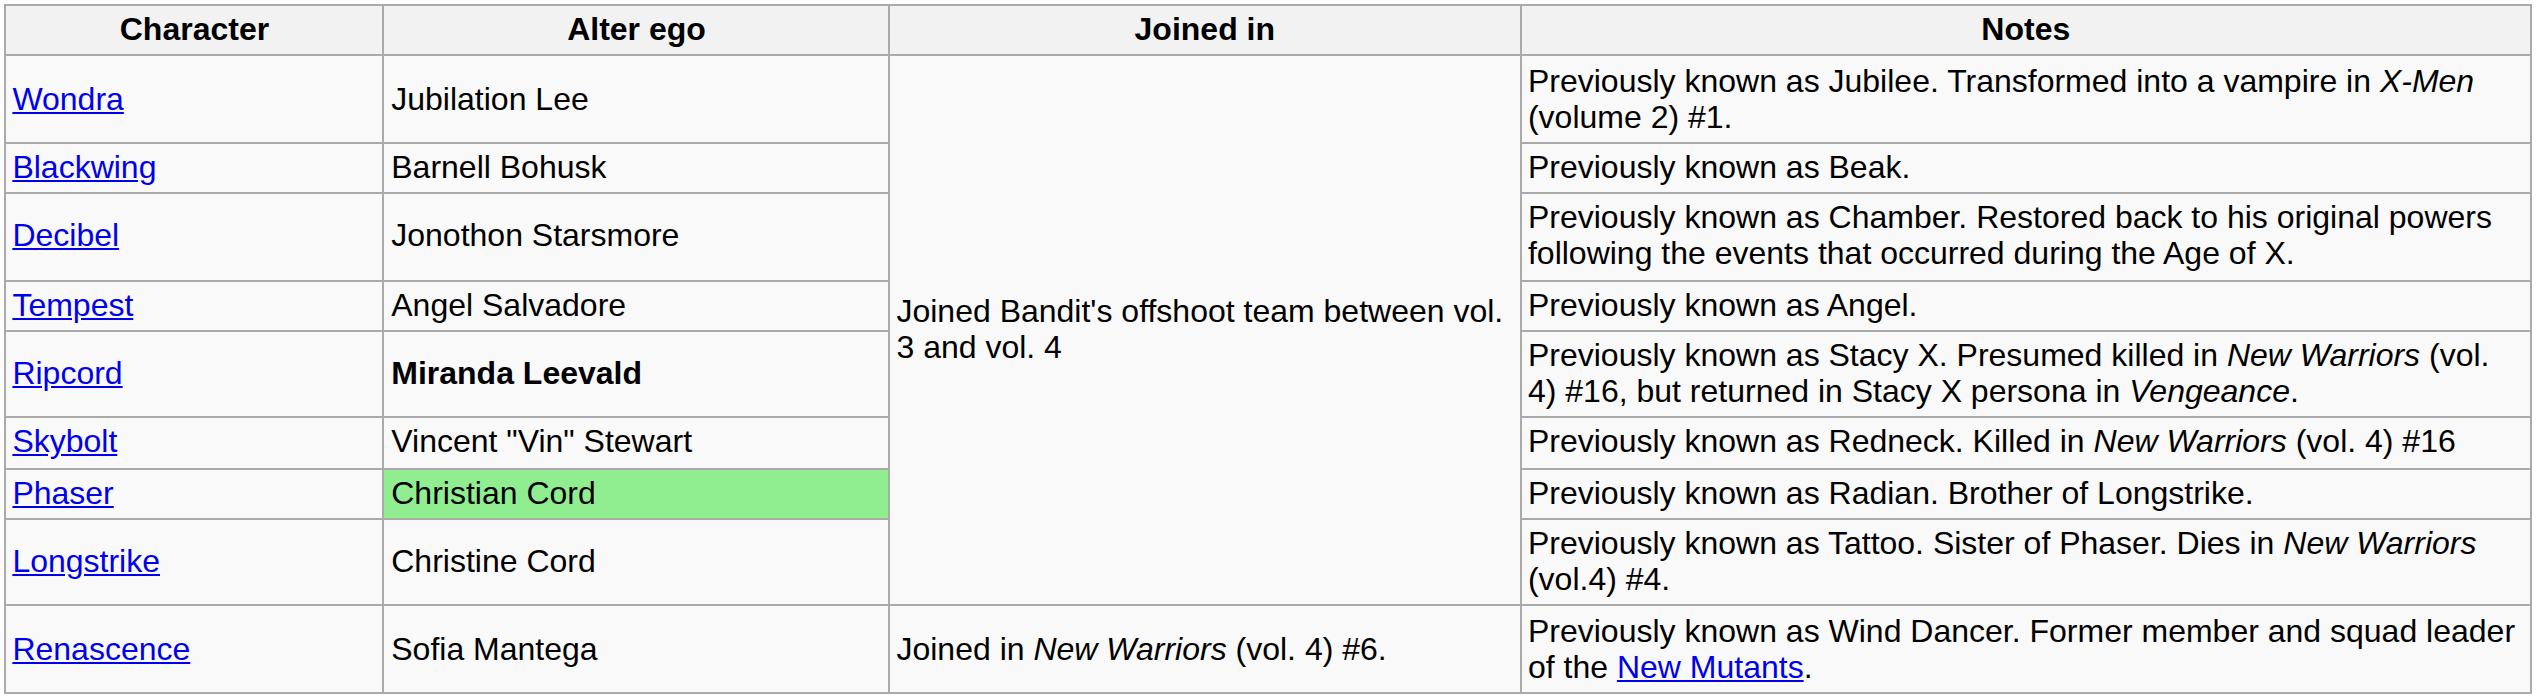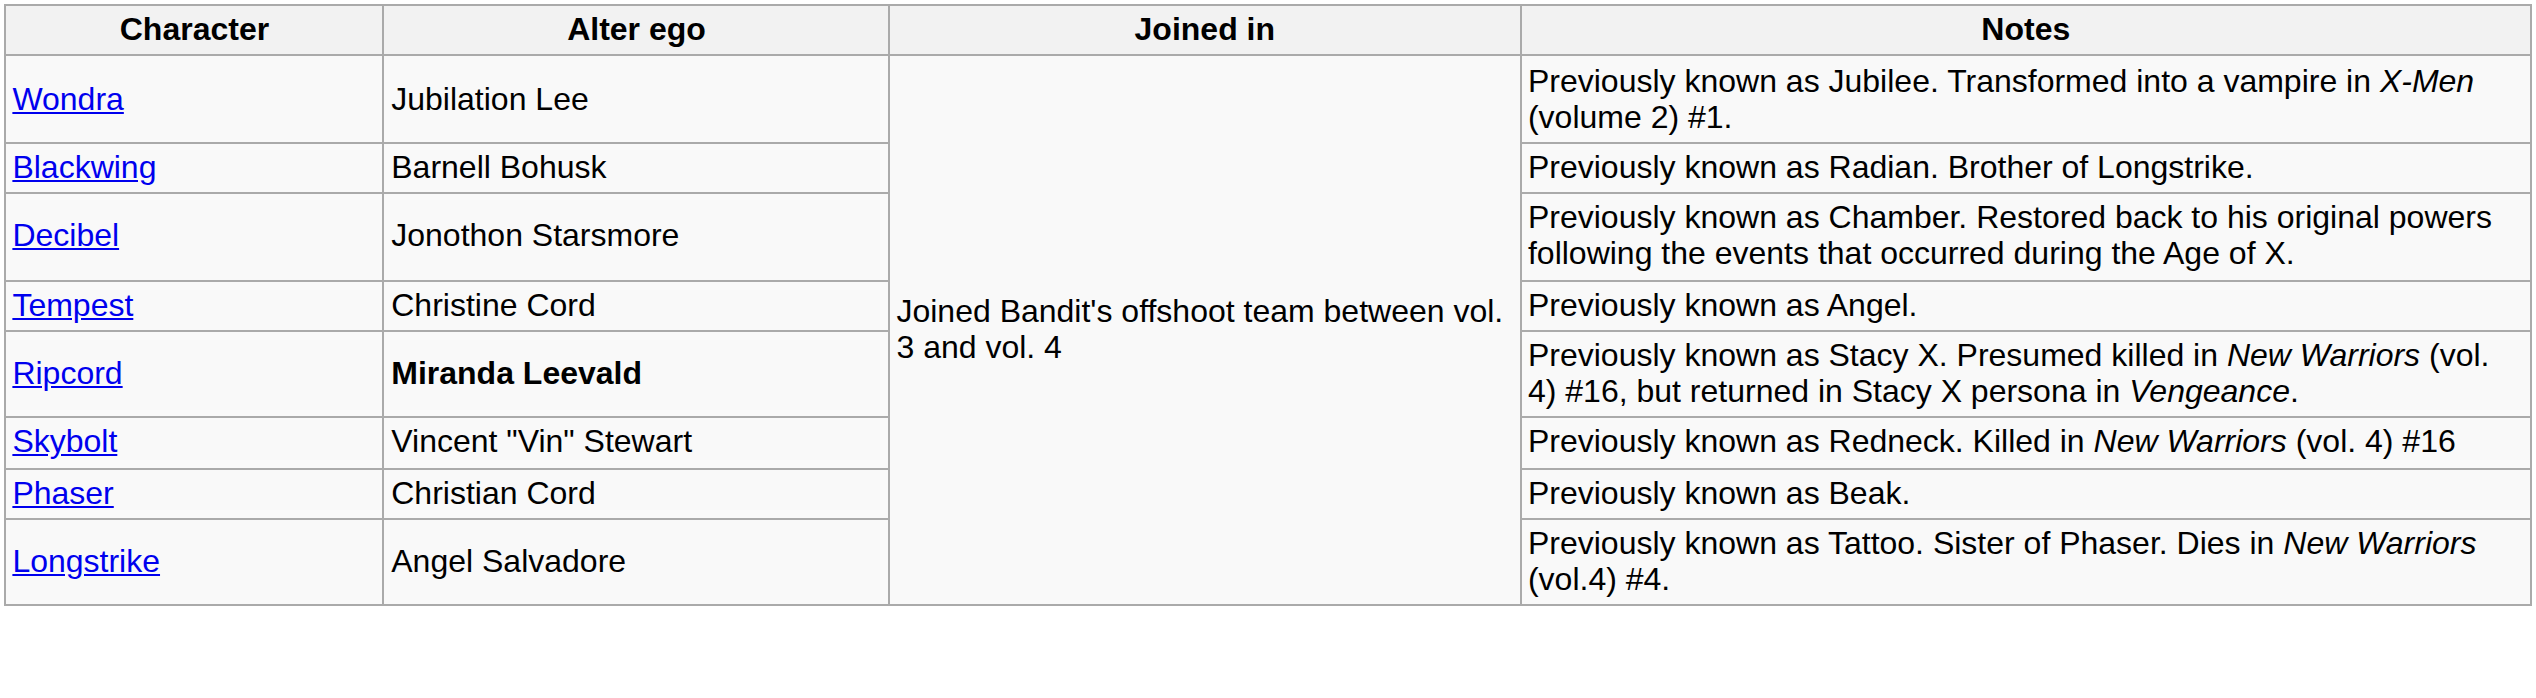(1719, 167) Previously known as Beak. -> (1891, 167) Previously known as Radian. Brother of Longstrike.
(509, 304) Angel Salvadore -> (494, 304) Christine Cord
(494, 493) lightgreen background -> (494, 493) no background
(1891, 493) Previously known as Radian. Brother of Longstrike. -> (1719, 493) Previously known as Beak.
(494, 561) Christine Cord -> (509, 561) Angel Salvadore
- row: (101, 648)
